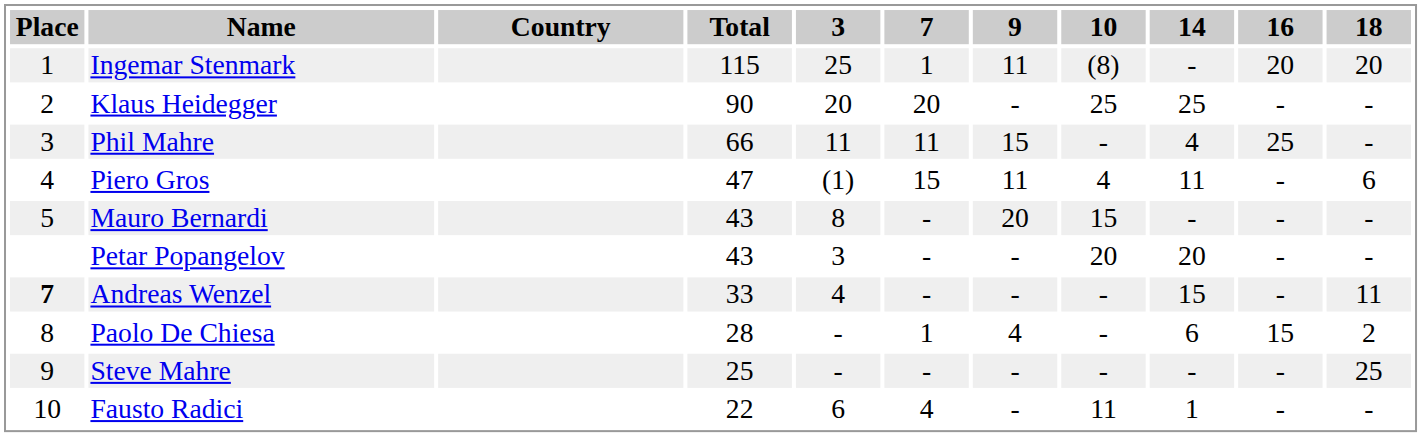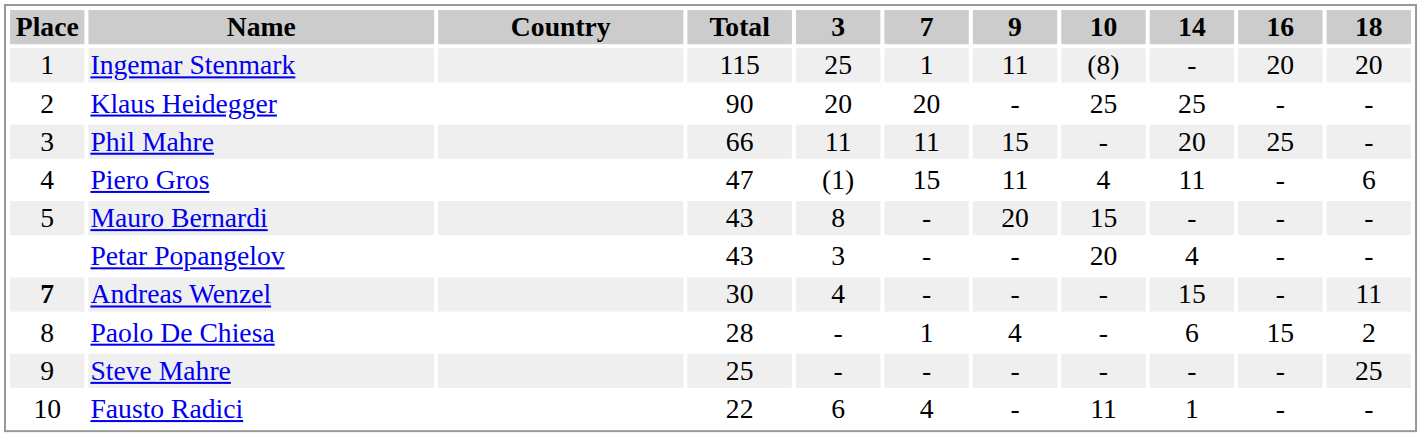(1192, 142) 4 -> (1192, 142) 20
(1192, 256) 20 -> (1192, 256) 4
(740, 294) 33 -> (740, 294) 30
